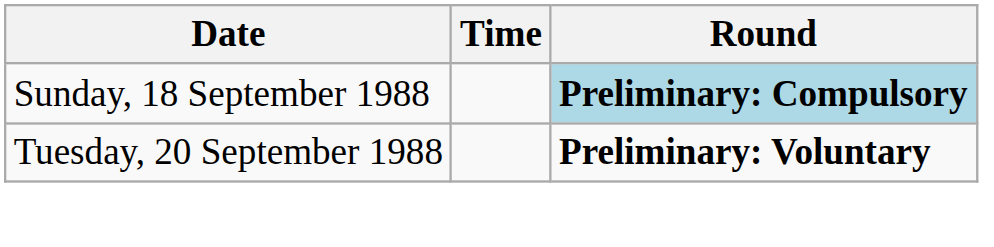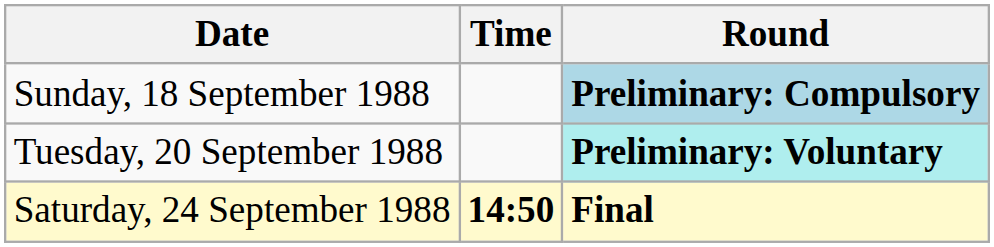(745, 151) no background -> (757, 151) paleturquoise background
+ row: (232, 210)
